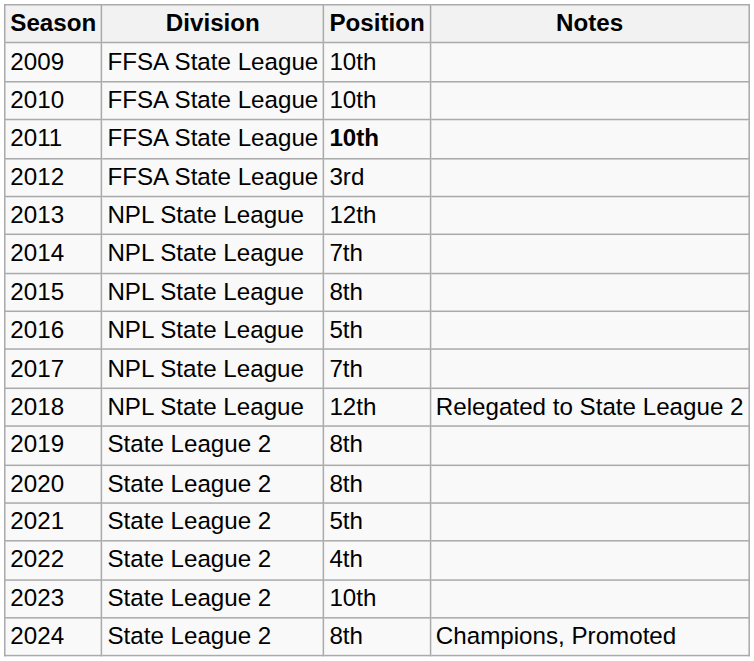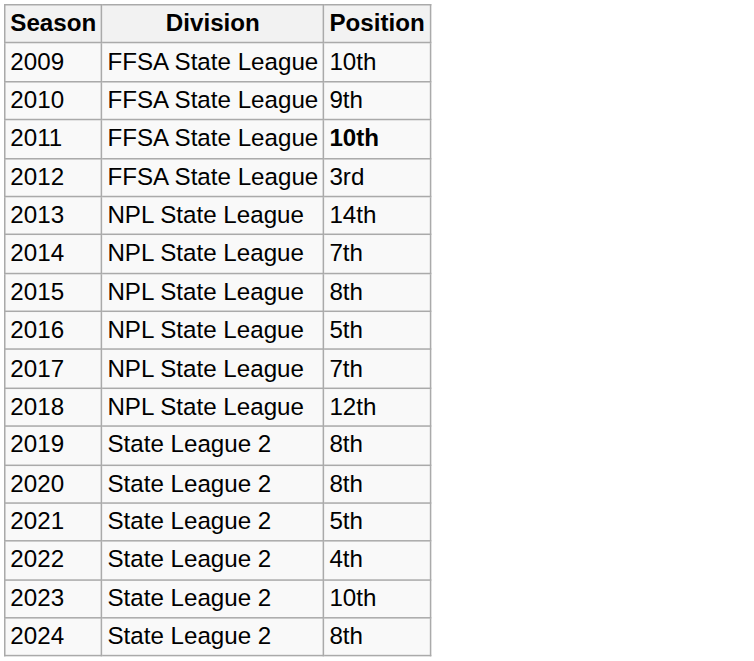- column: (590, 23)
(353, 100) 10th -> (346, 100) 9th
(353, 215) 12th -> (353, 215) 14th
